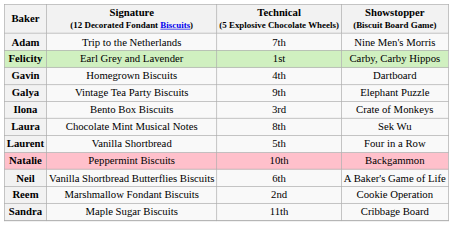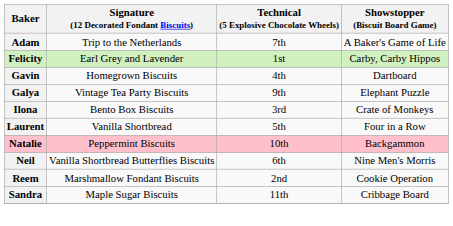(395, 42) Nine Men's Morris -> (395, 42) A Baker's Game of Life
- row: (25, 127)
(395, 178) A Baker's Game of Life -> (395, 161) Nine Men's Morris
